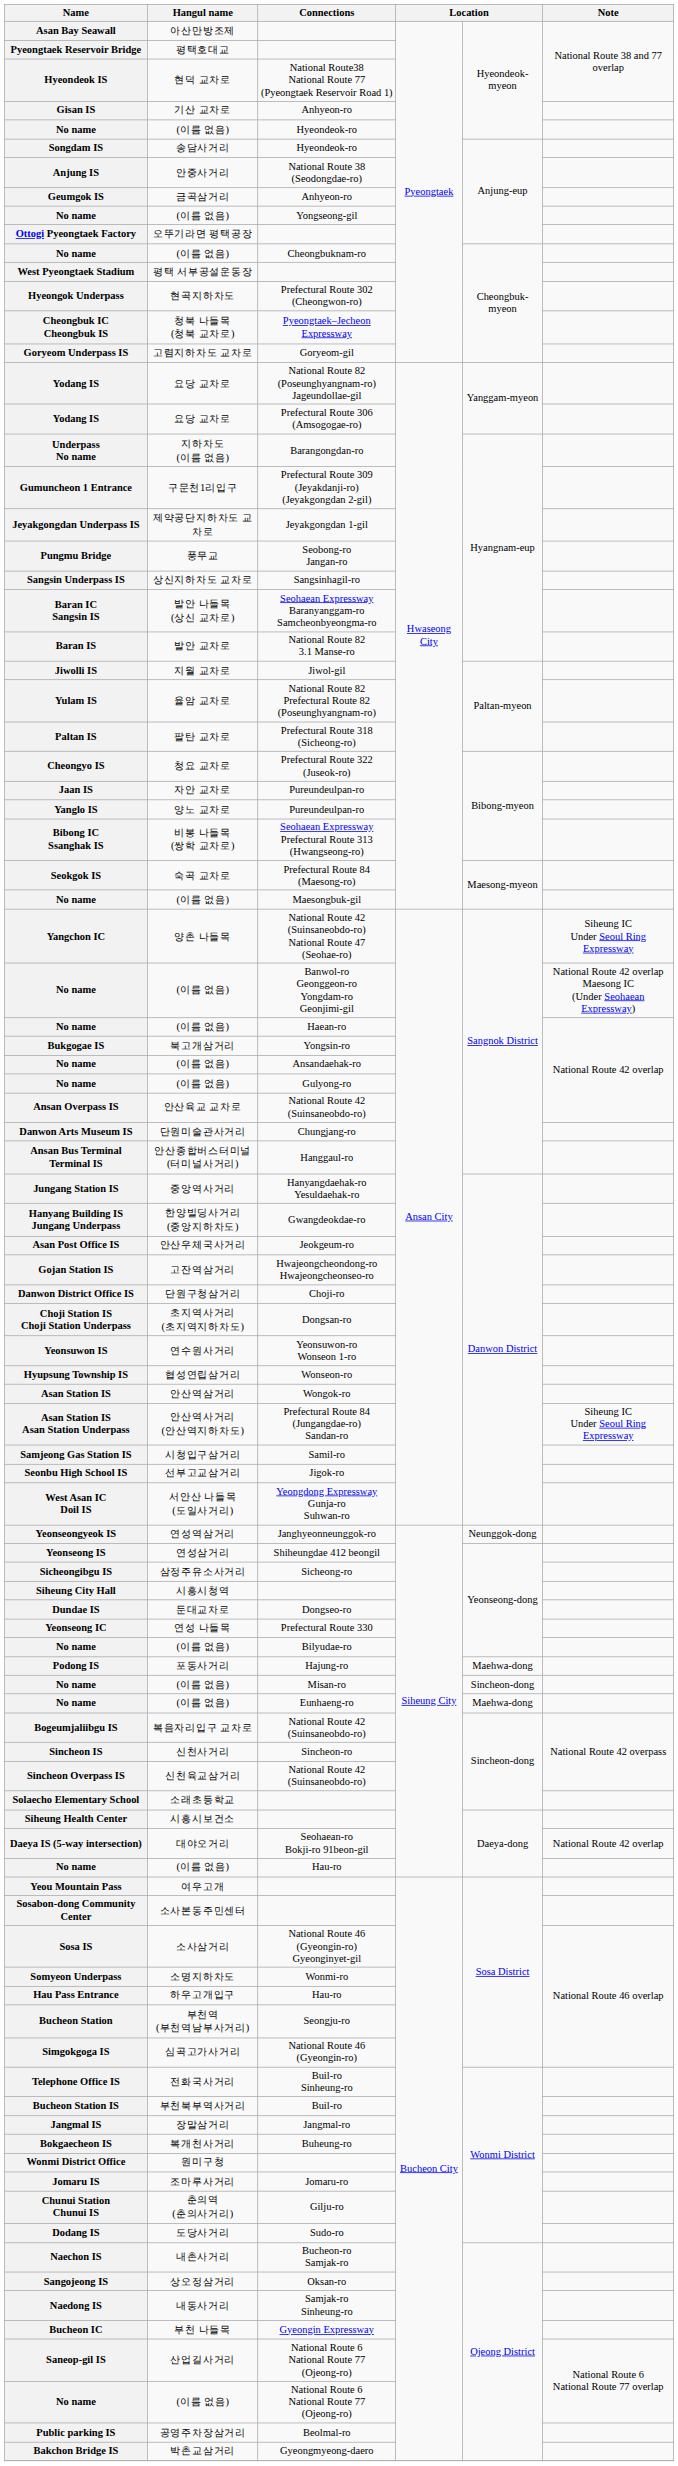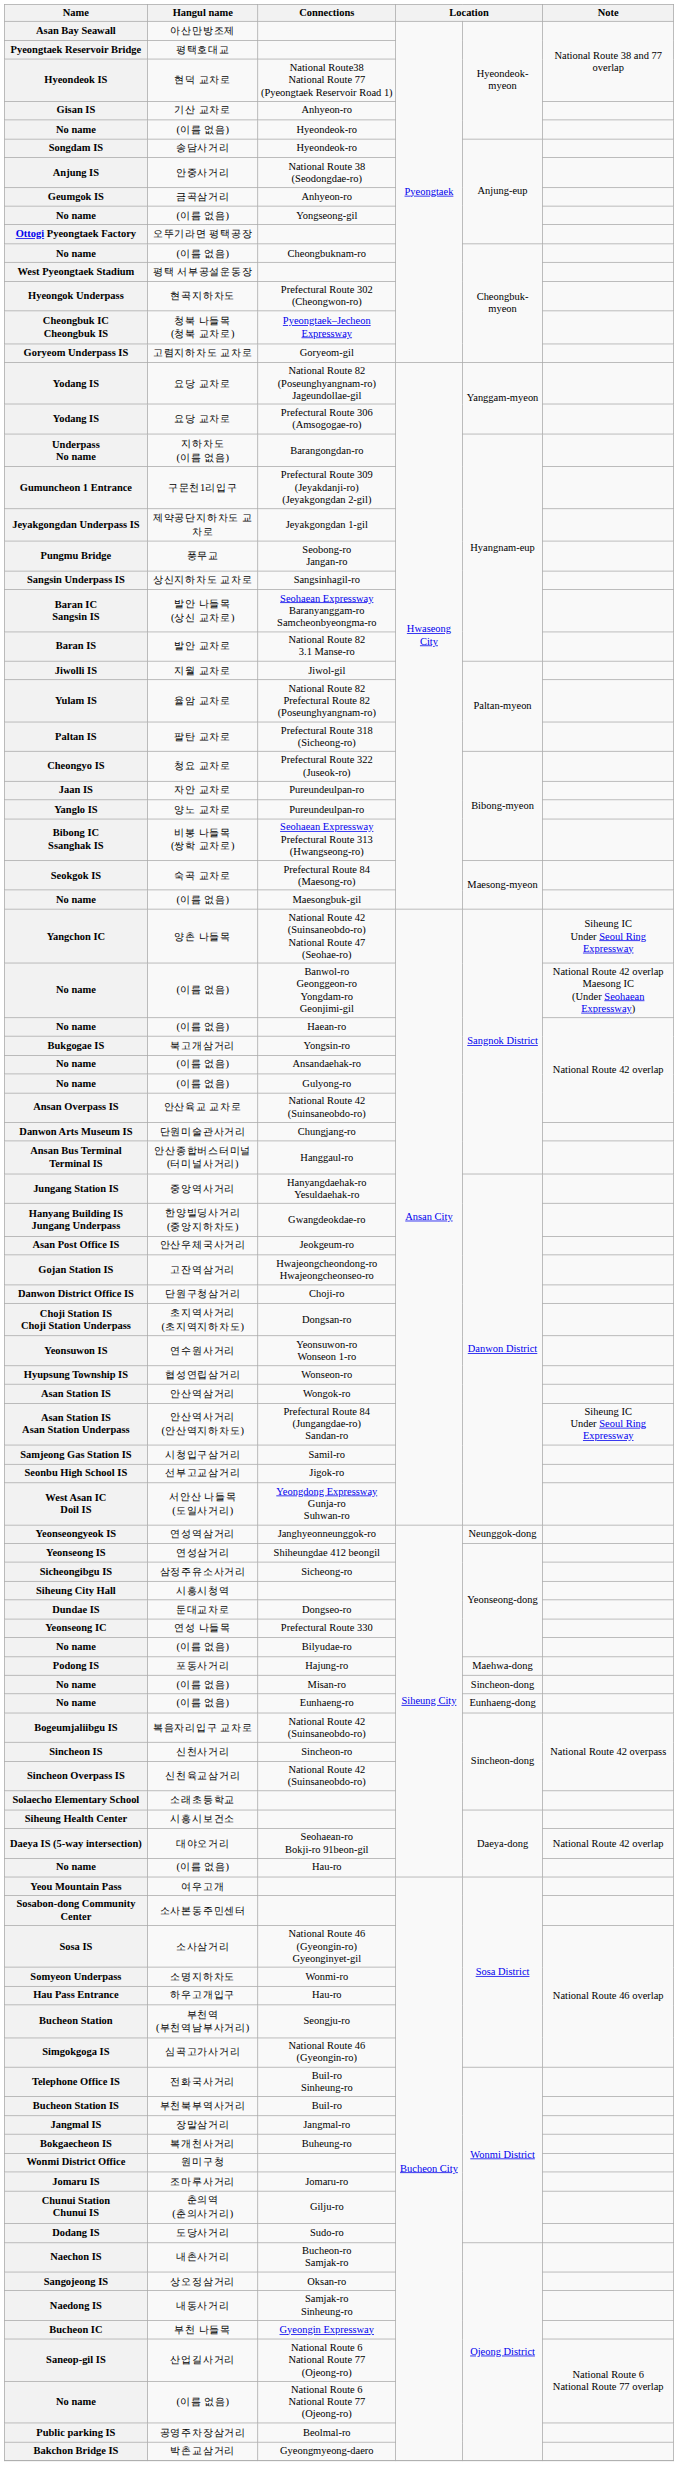(503, 1703) Maehwa-dong -> (503, 1703) Eunhaeng-dong
